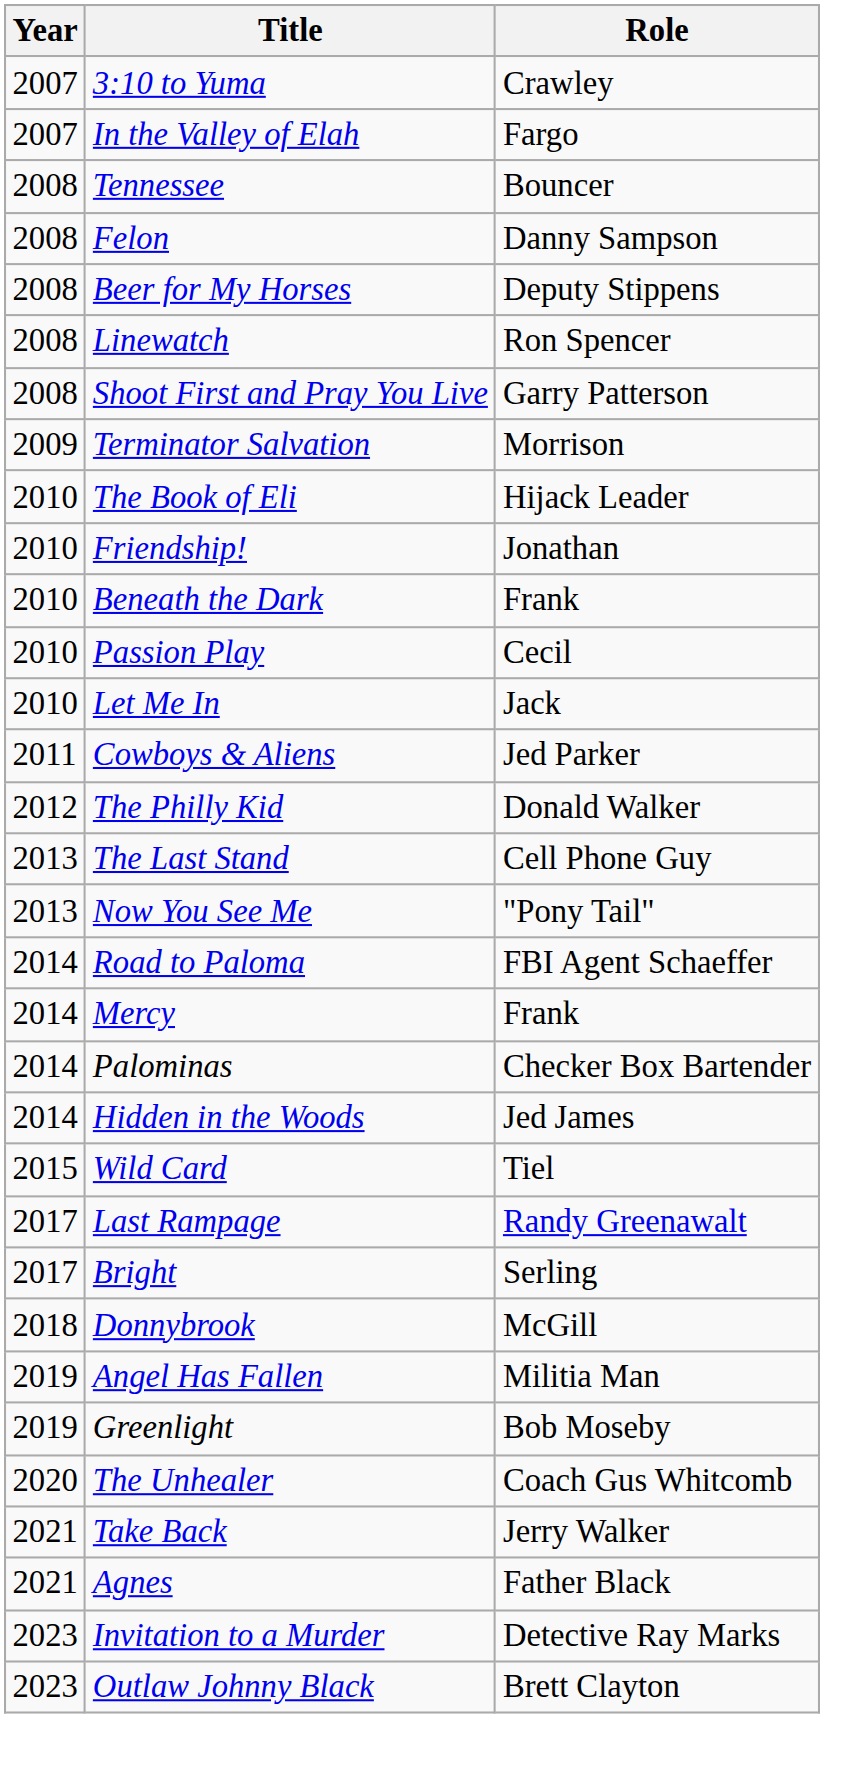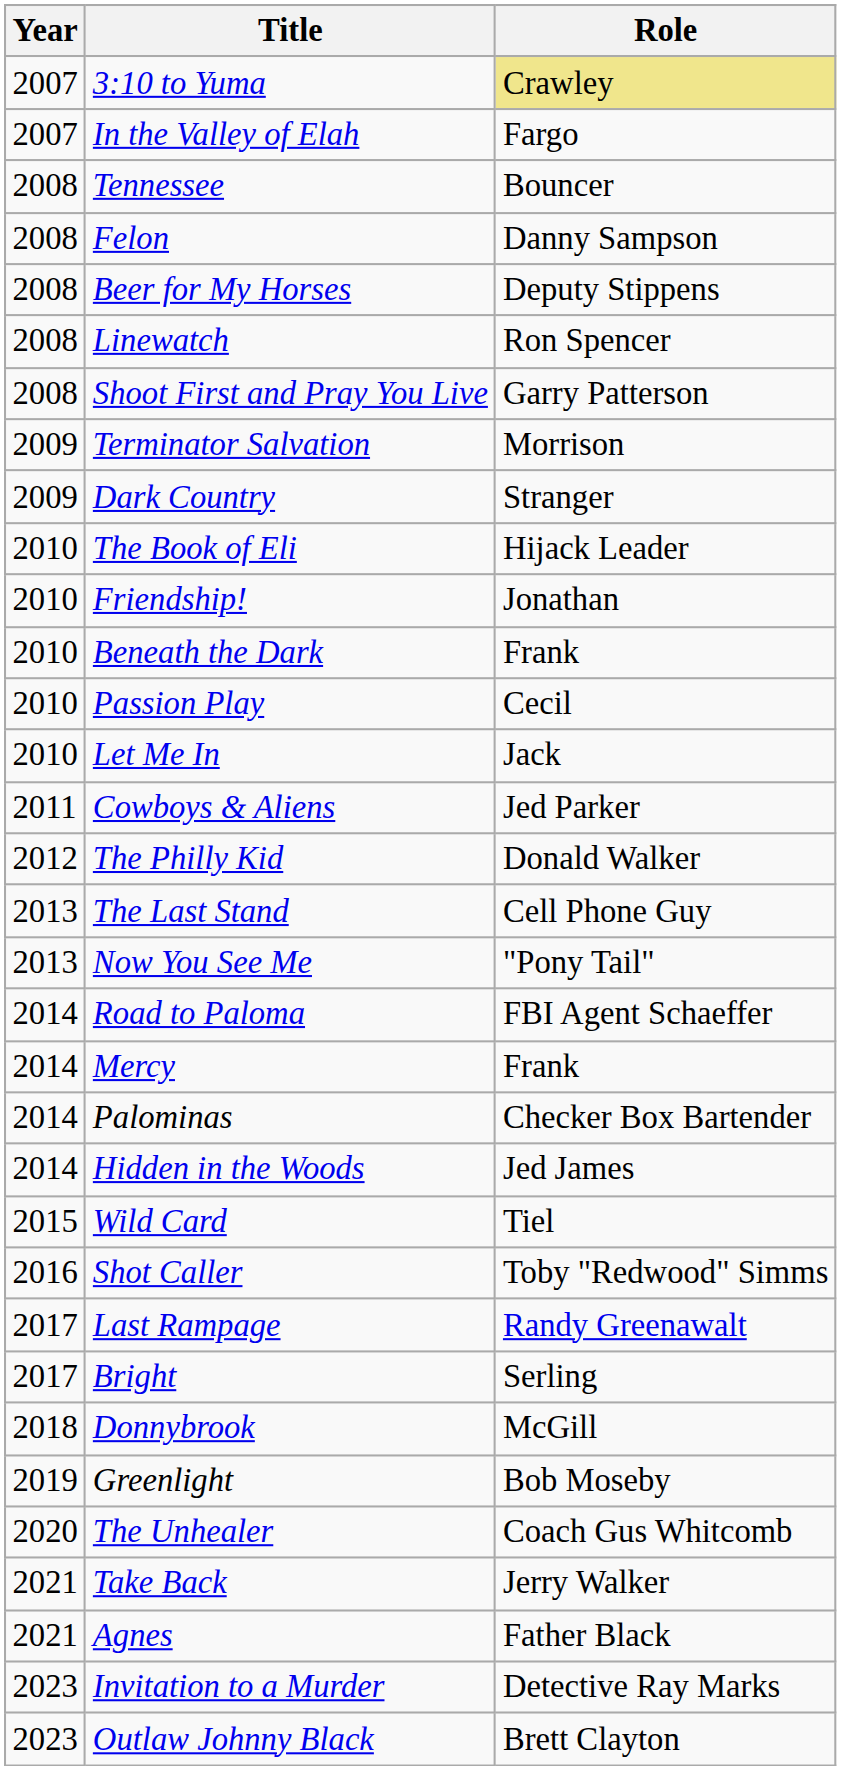(558, 82) no background -> (558, 82) khaki background
+ row: (184, 496)
+ row: (168, 1272)
- row: (208, 1376)
